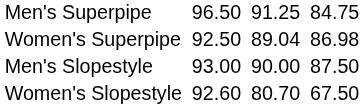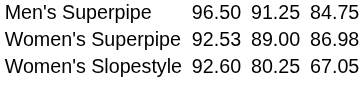(216, 39) 92.50 -> (216, 39) 92.53
(276, 39) 89.04 -> (276, 39) 89.00
- row: (79, 66)
(276, 93) 80.70 -> (276, 66) 80.25
(335, 93) 67.50 -> (335, 66) 67.05
